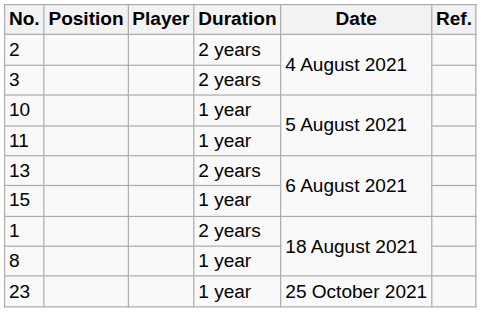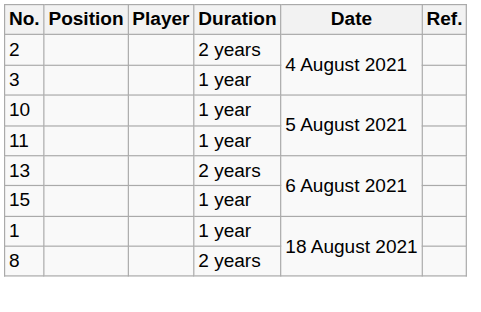(229, 79) 2 years -> (225, 79) 1 year
(229, 230) 2 years -> (225, 230) 1 year
(225, 261) 1 year -> (229, 261) 2 years
- row: (20, 291)
